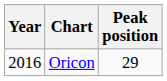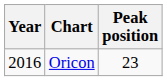(130, 62) 29 -> (130, 62) 23
